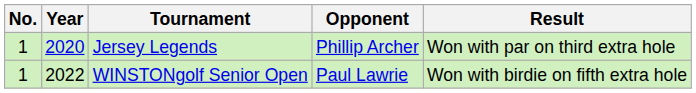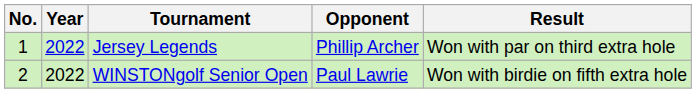(65, 47) 2020 -> (65, 47) 2022
(23, 75) 1 -> (23, 75) 2
